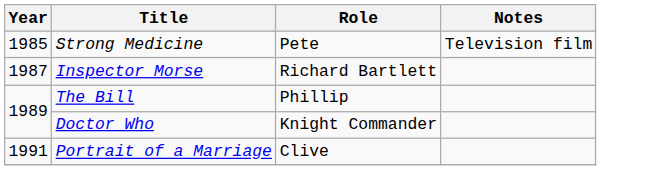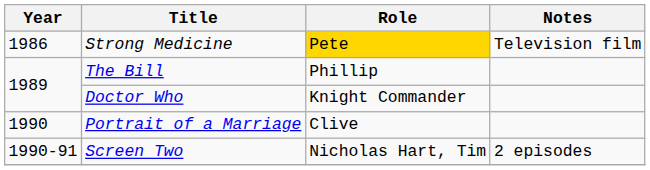(28, 45) 1985 -> (28, 45) 1986
(299, 45) no background -> (329, 45) gold background
- row: (129, 71)
(28, 151) 1991 -> (28, 125) 1990
+ row: (134, 151)
